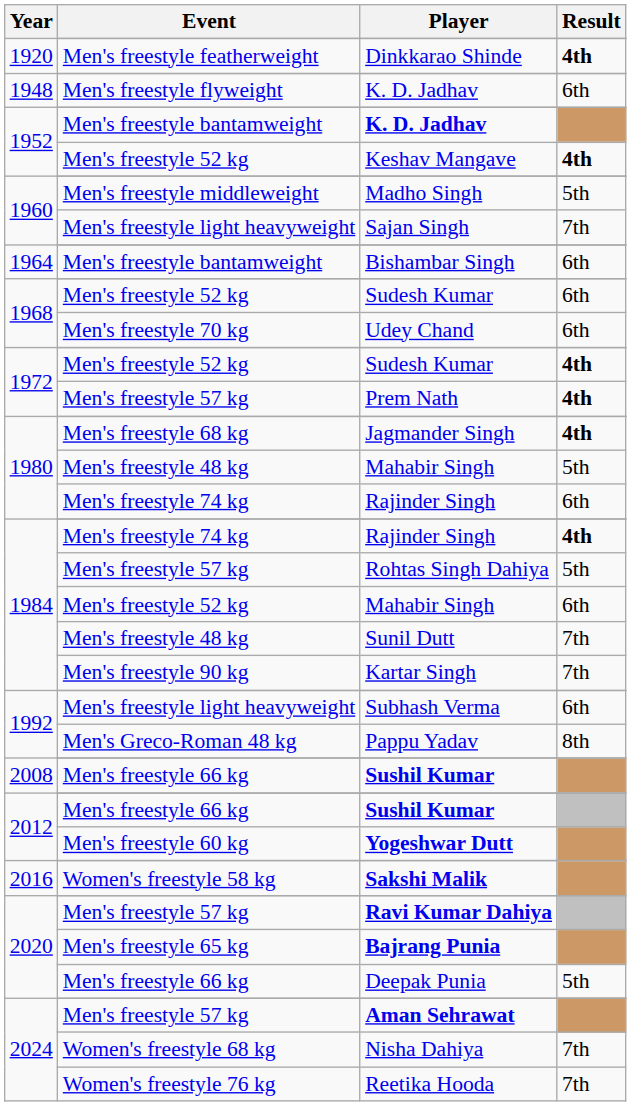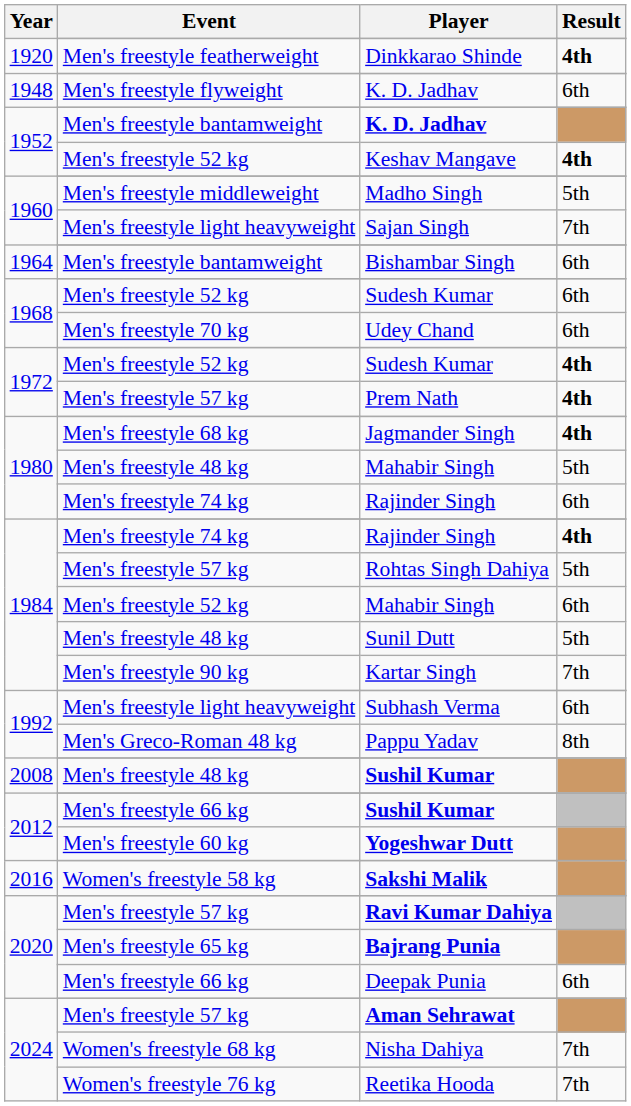(576, 638) 7th -> (576, 638) 5th
(156, 775) Men's freestyle 66 kg -> (156, 775) Men's freestyle 48 kg
(576, 980) 5th -> (576, 980) 6th
